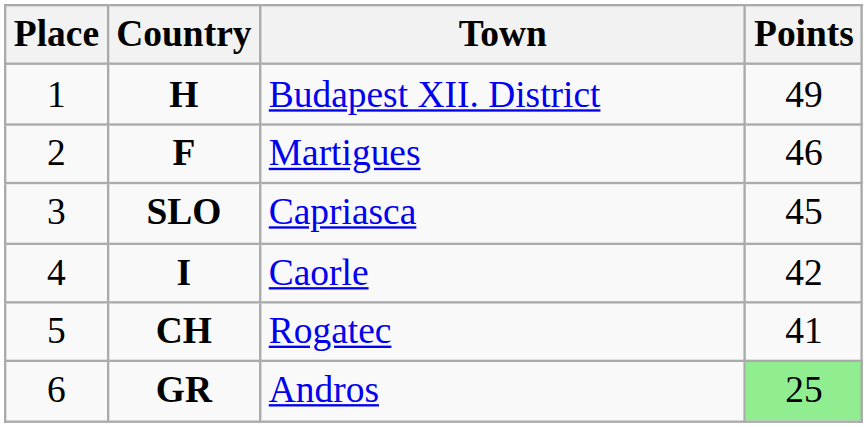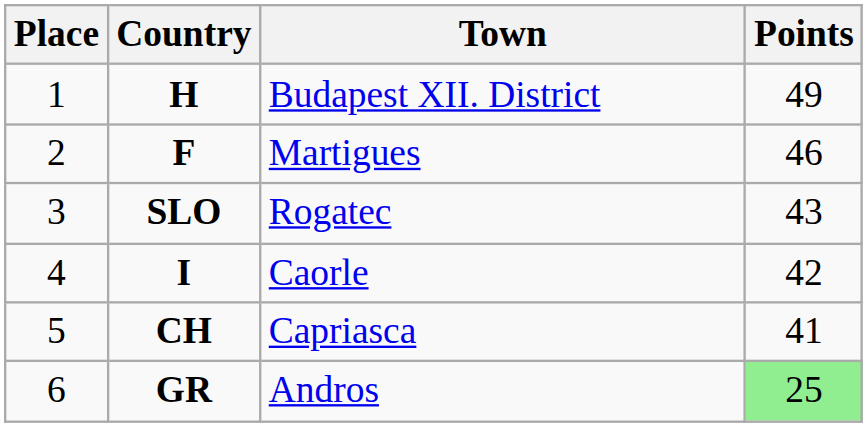(343, 212) Capriasca -> (330, 212) Rogatec
(804, 212) 45 -> (804, 212) 43
(330, 331) Rogatec -> (343, 331) Capriasca
